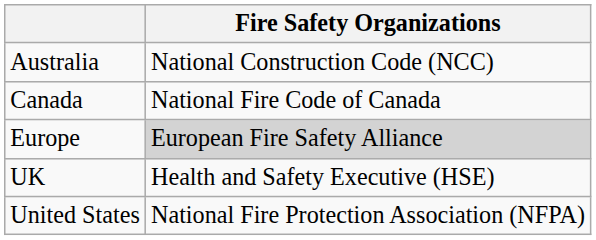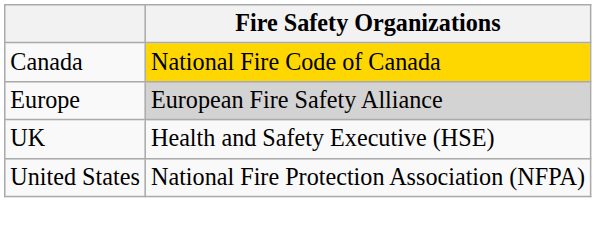- row: (55, 61)
(296, 100) no background -> (296, 61) gold background
